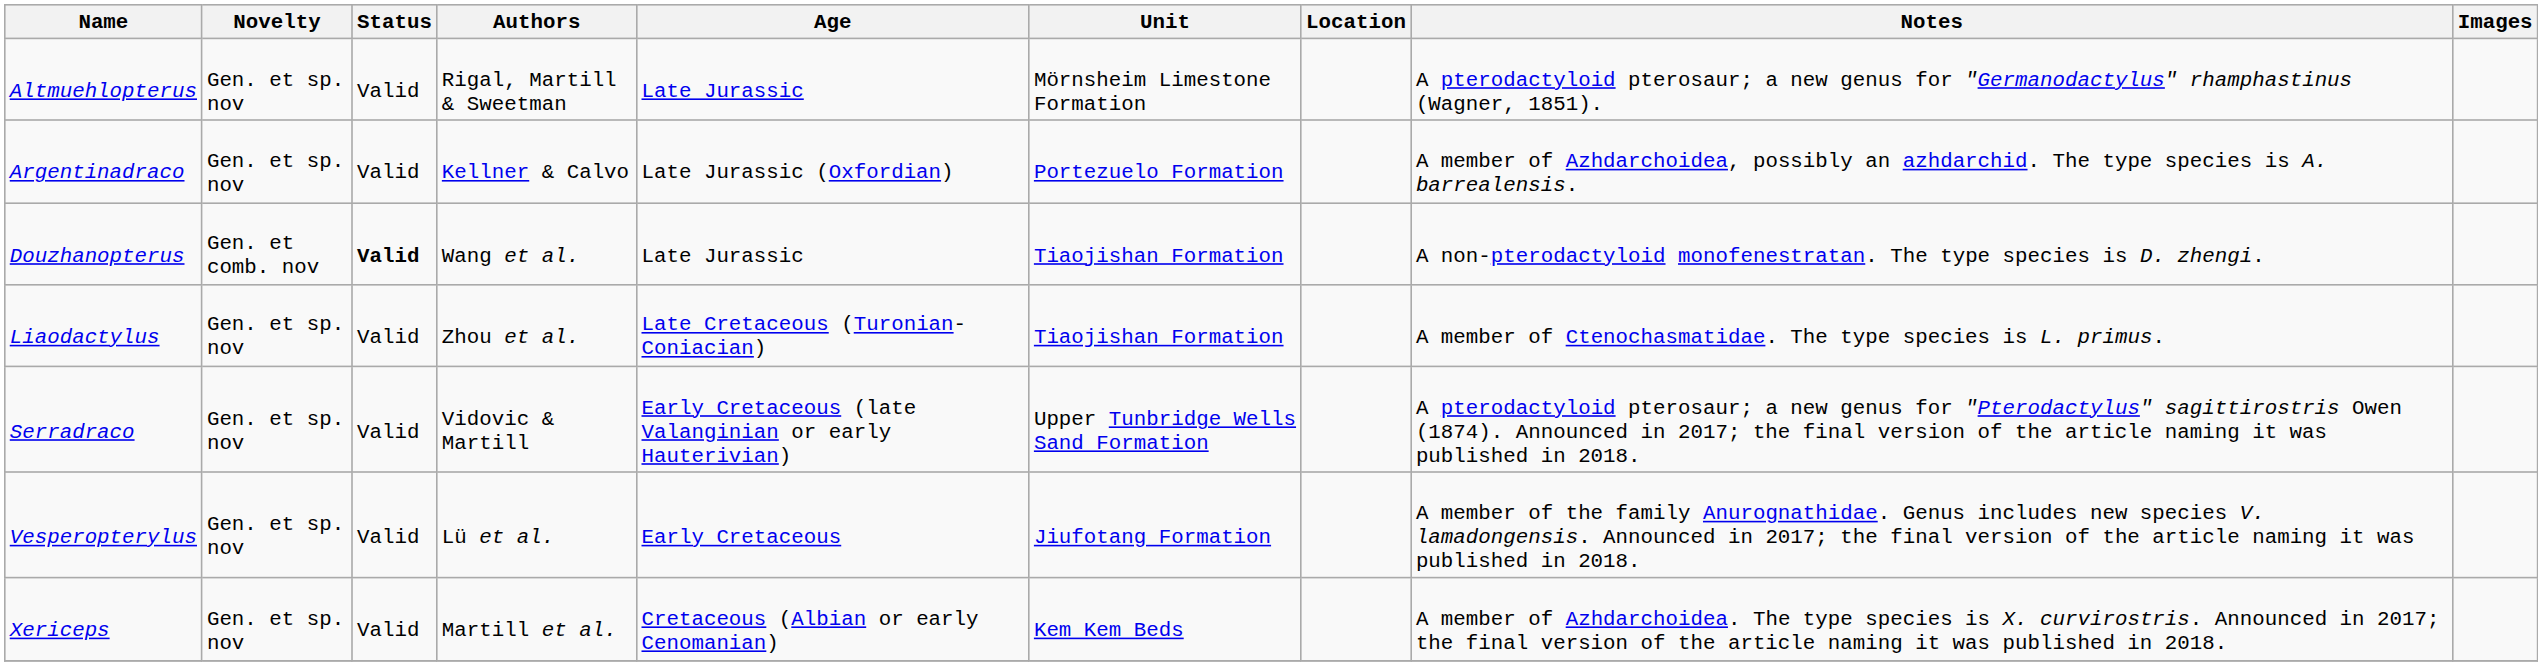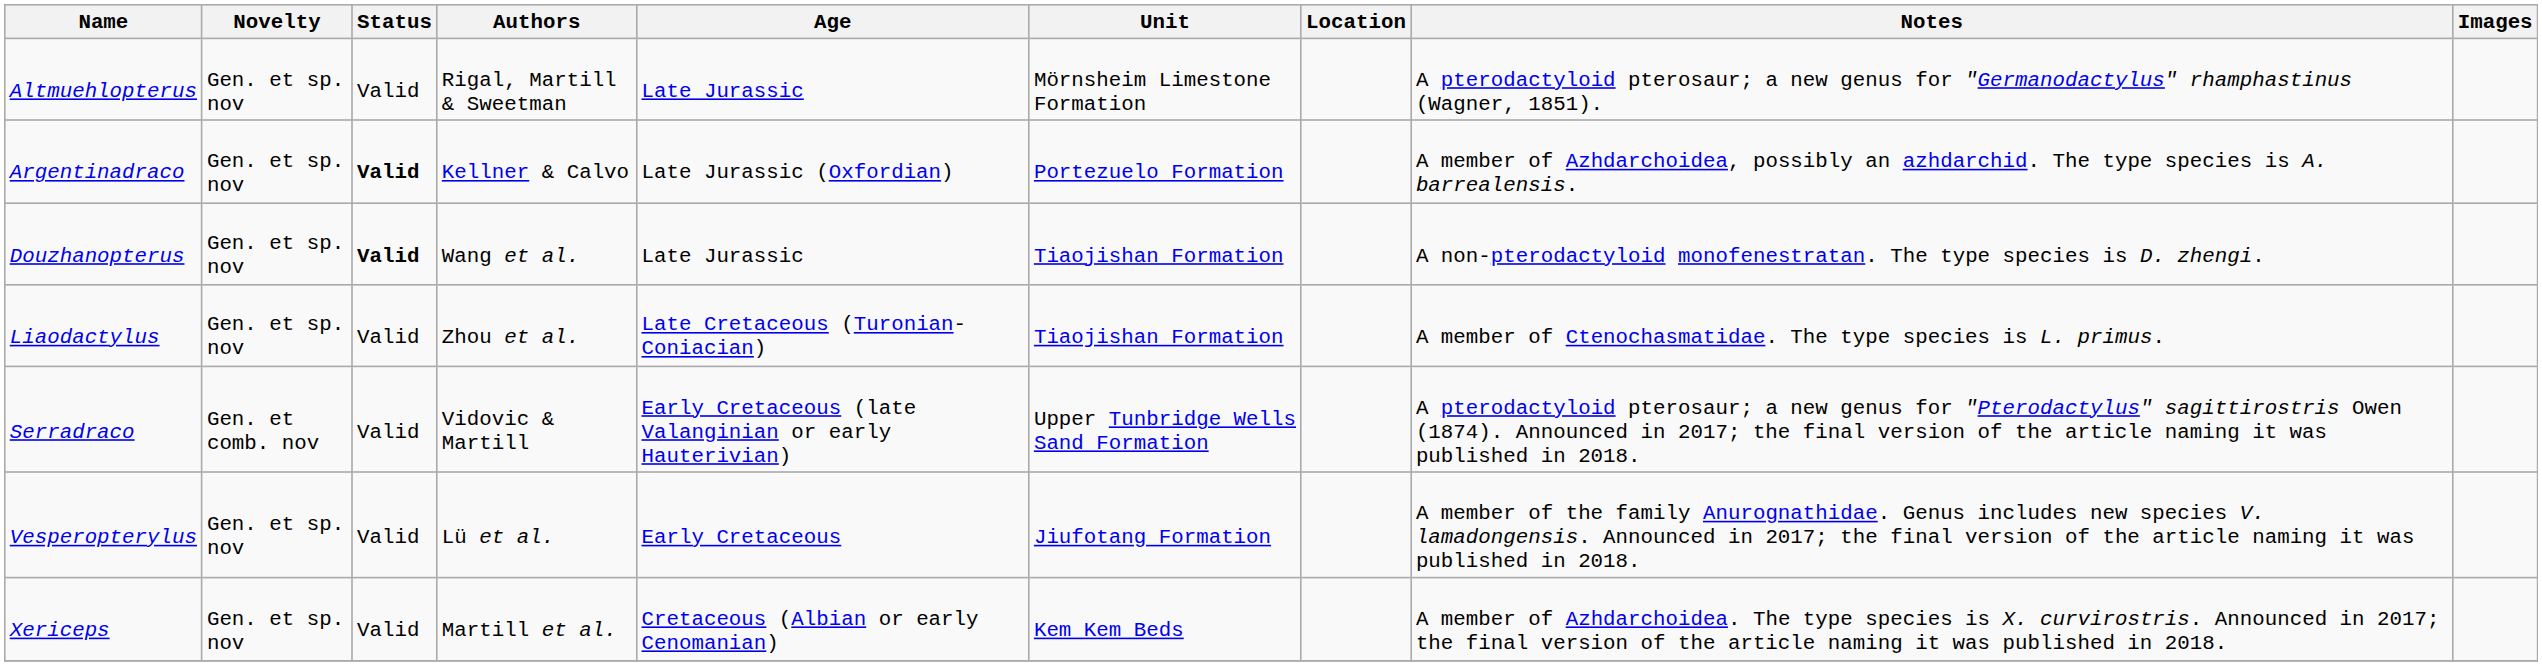(388, 174) normal -> (388, 174) bold
(263, 255) Gen. et comb. nov -> (276, 255) Gen. et sp. nov
(276, 431) Gen. et sp. nov -> (263, 431) Gen. et comb. nov
